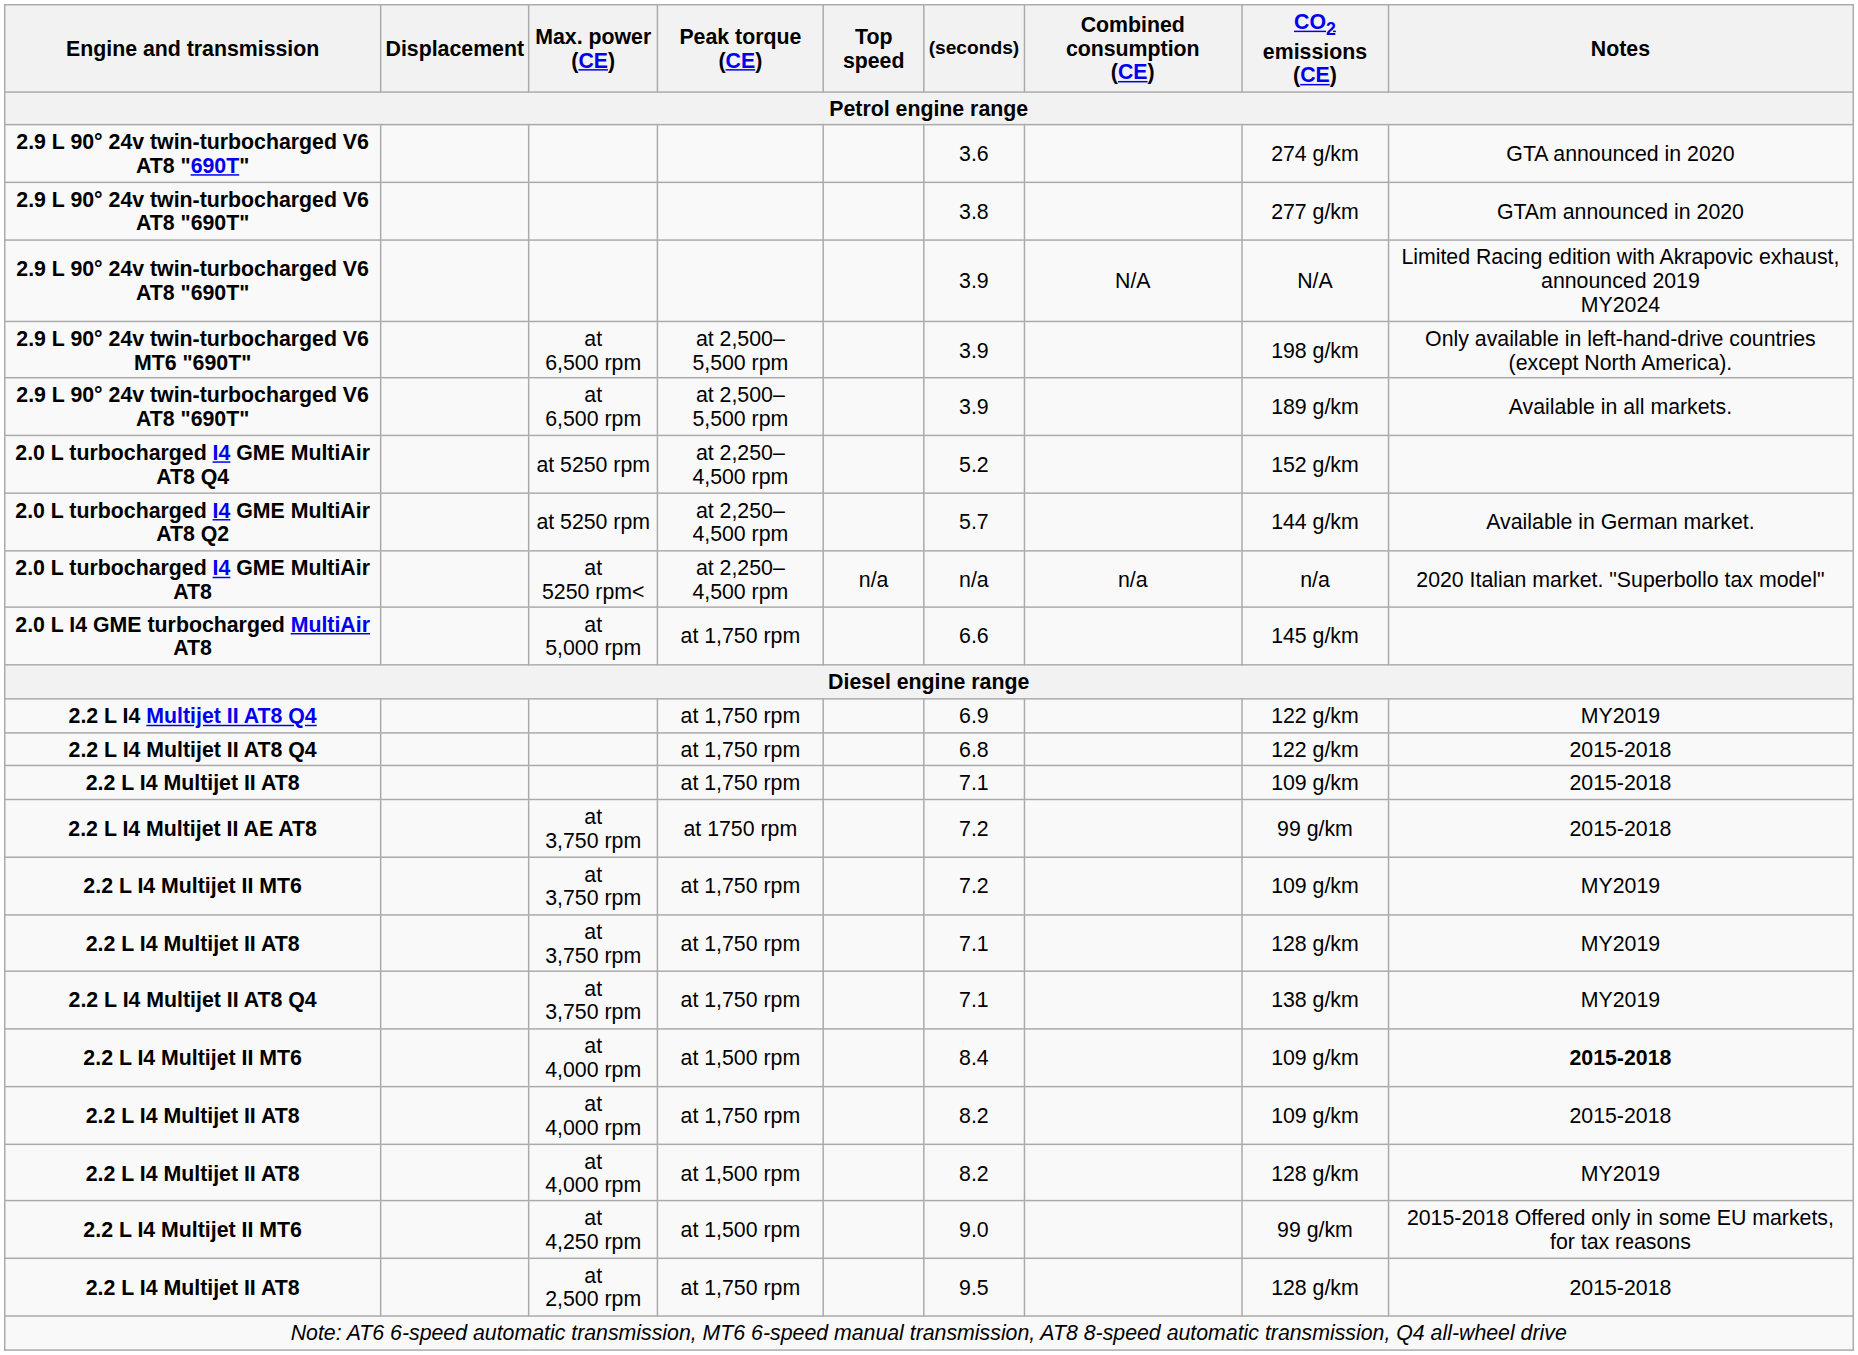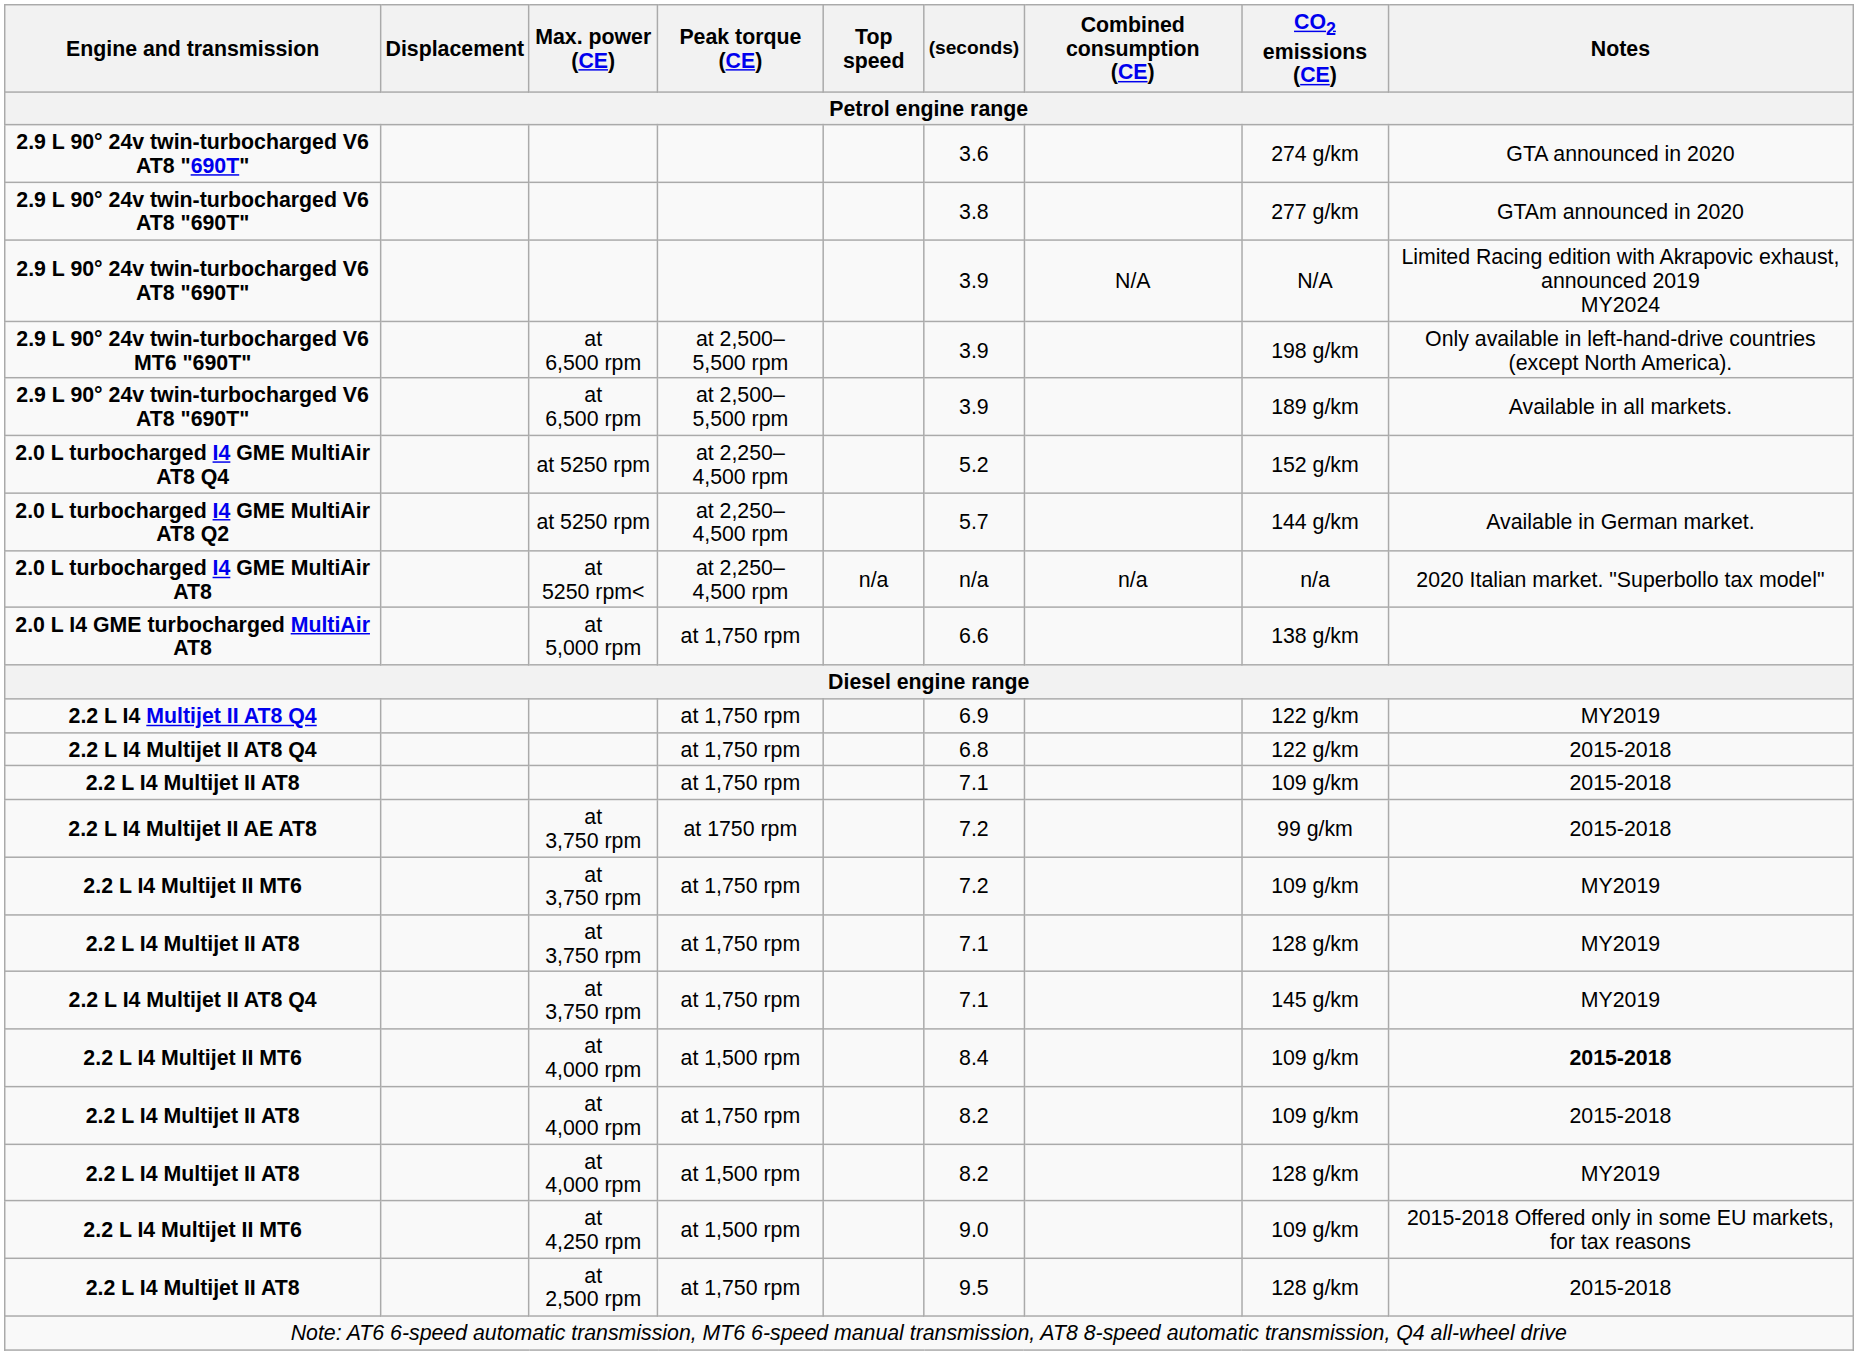(1315, 637) 145 g/km -> (1315, 637) 138 g/km
(1315, 1001) 138 g/km -> (1315, 1001) 145 g/km
(1315, 1230) 99 g/km -> (1315, 1230) 109 g/km
